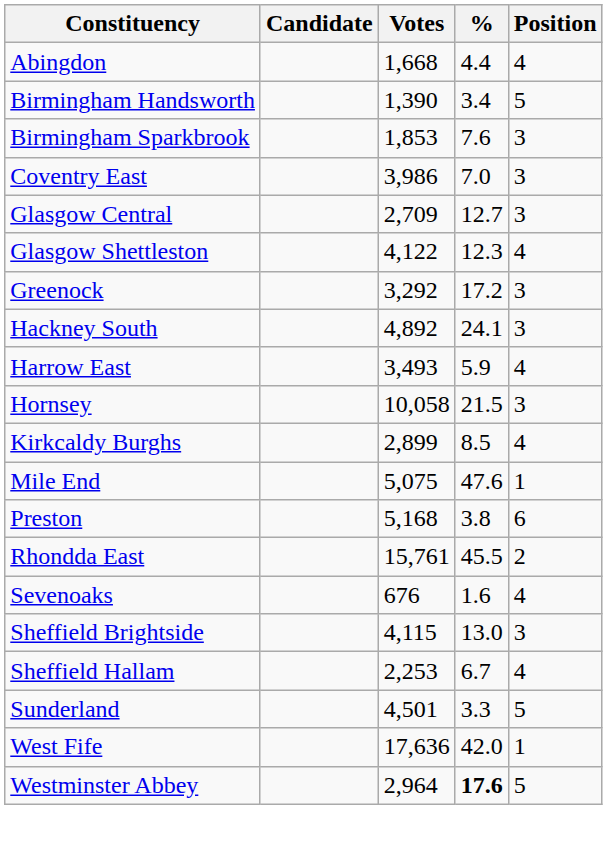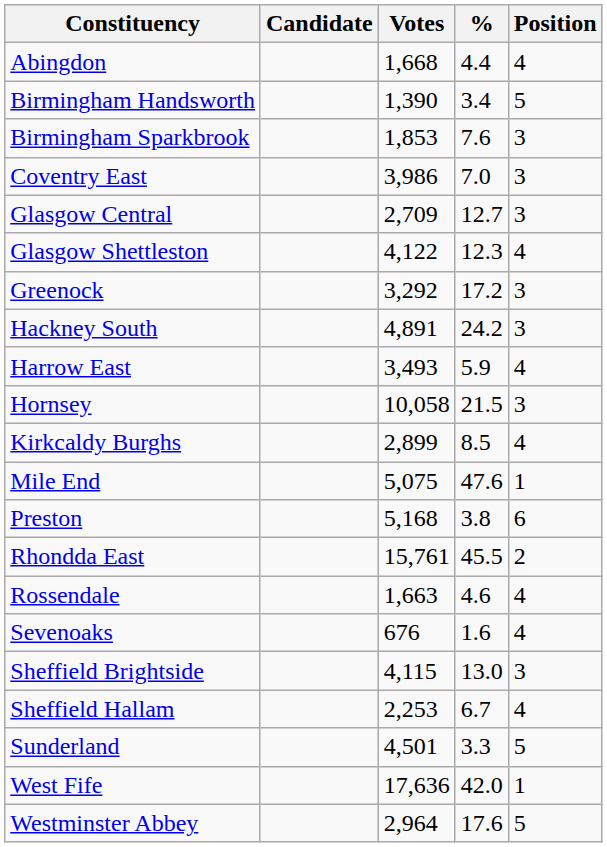(411, 328) 4,892 -> (411, 328) 4,891
(482, 328) 24.1 -> (482, 328) 24.2
+ row: (65, 594)
(482, 784) bold -> (482, 822) normal
